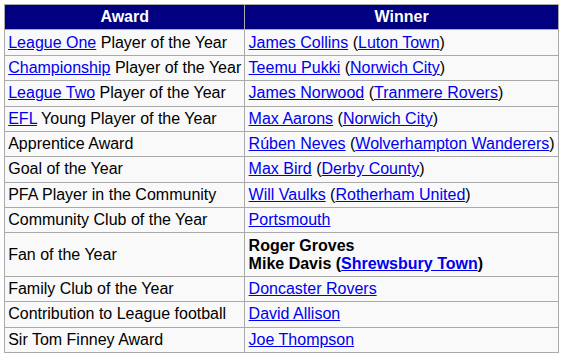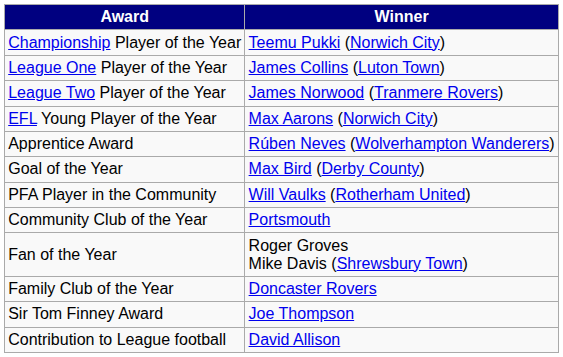rows swapped: (125, 67) <-> (118, 42)
(366, 254) bold -> (358, 254) normal
rows swapped: (86, 339) <-> (117, 314)
